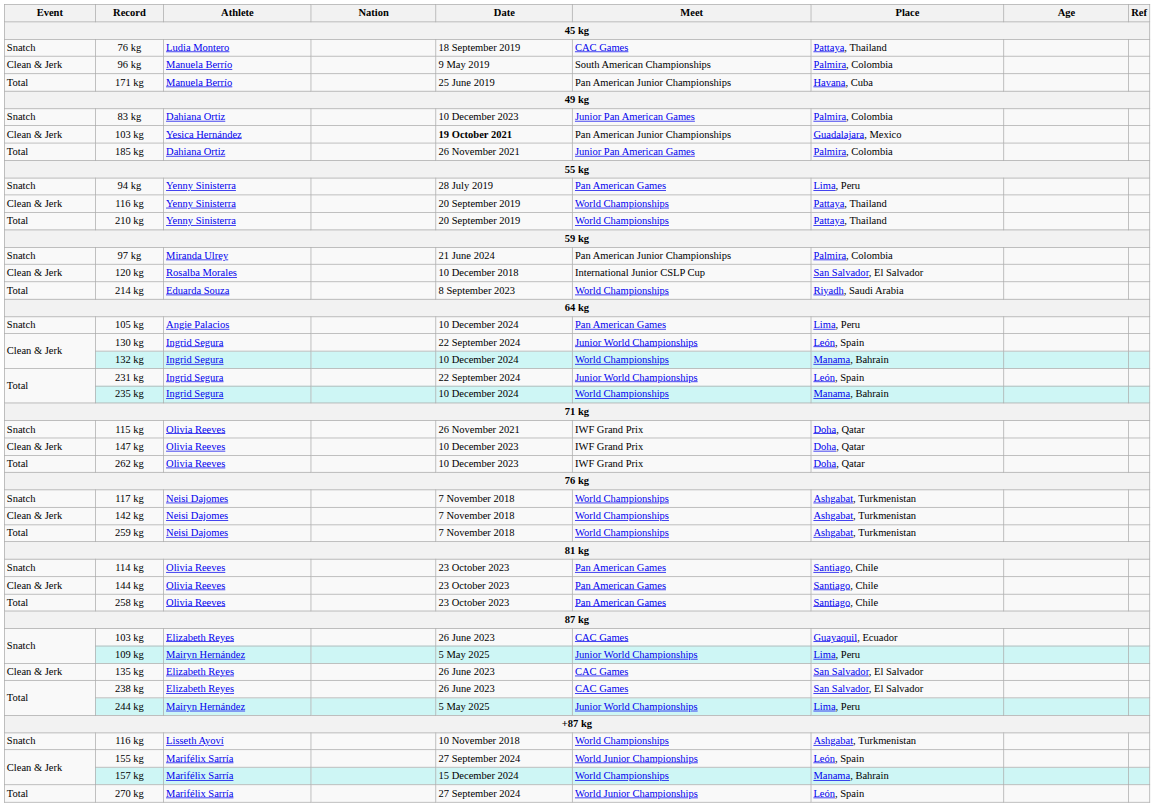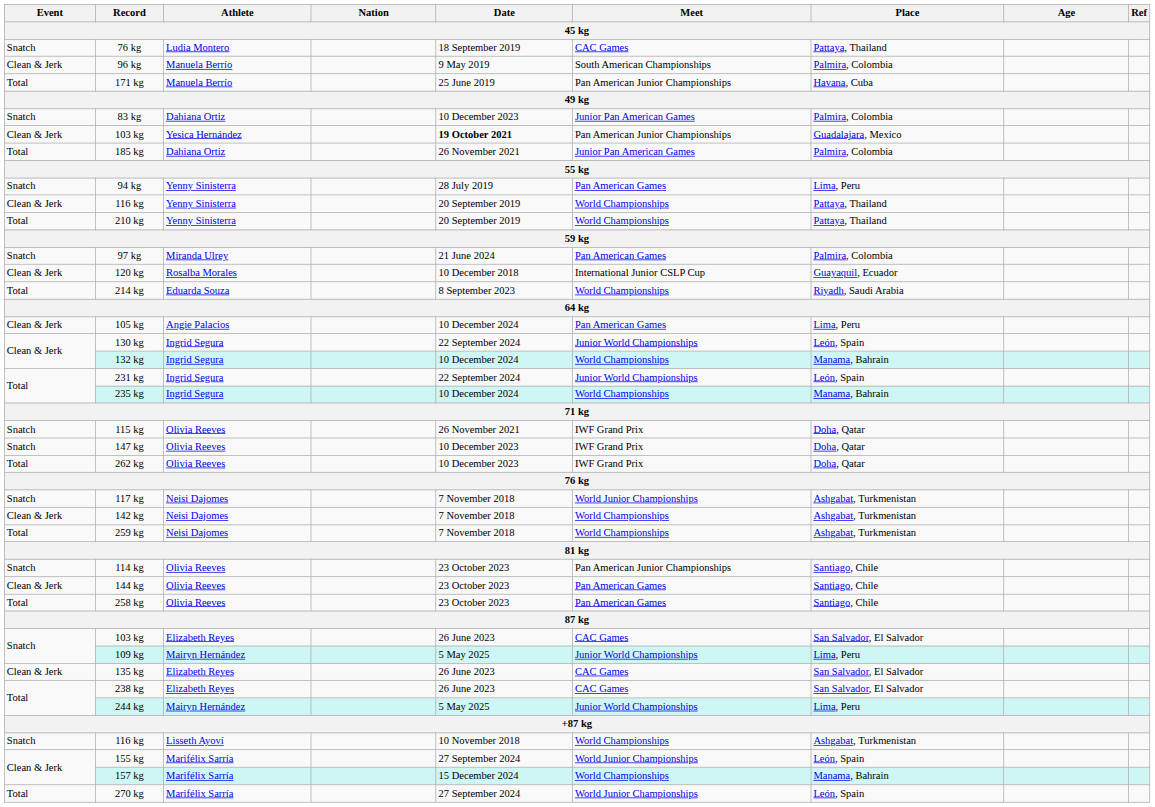(653, 256) Pan American Junior Championships -> (620, 256) Pan American Games
(868, 273) San Salvador, El Salvador -> (855, 273) Guayaquil, Ecuador
(21, 325) Snatch -> (35, 325) Clean & Jerk
(35, 446) Clean & Jerk -> (21, 446) Snatch
(622, 499) World Championships -> (636, 499) World Junior Championships
(620, 568) Pan American Games -> (653, 568) Pan American Junior Championships
(855, 637) Guayaquil, Ecuador -> (868, 637) San Salvador, El Salvador
